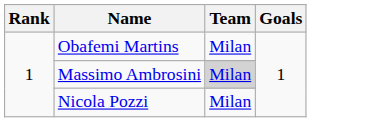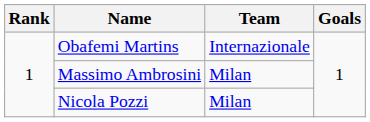(230, 46) Milan -> (260, 46) Internazionale
(230, 74) lightgrey background -> (230, 74) no background
